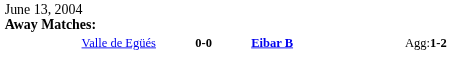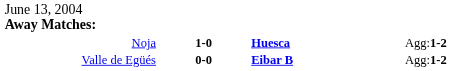+ row: (144, 42)
